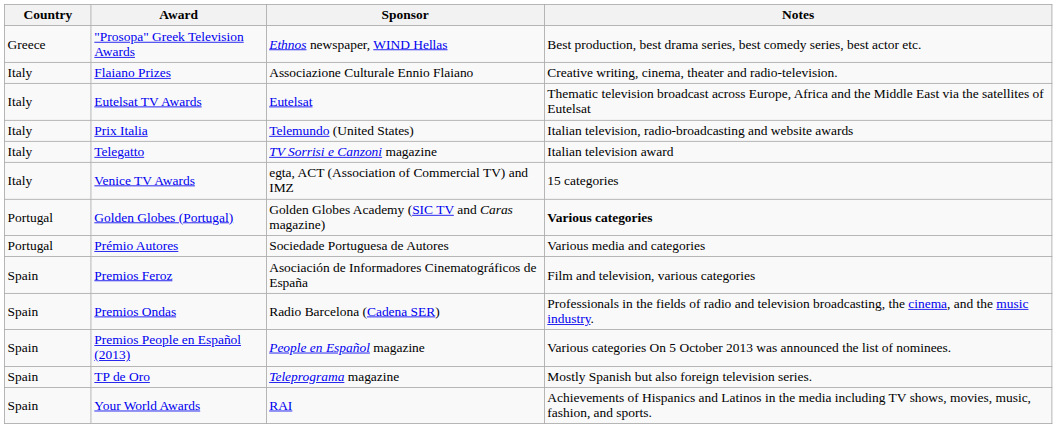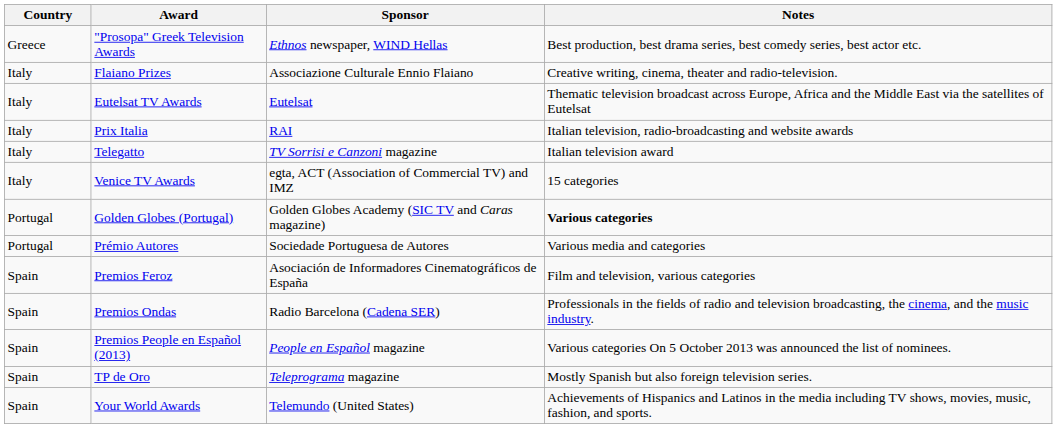(341, 130) Telemundo (United States) -> (281, 130) RAI
(281, 405) RAI -> (341, 405) Telemundo (United States)
